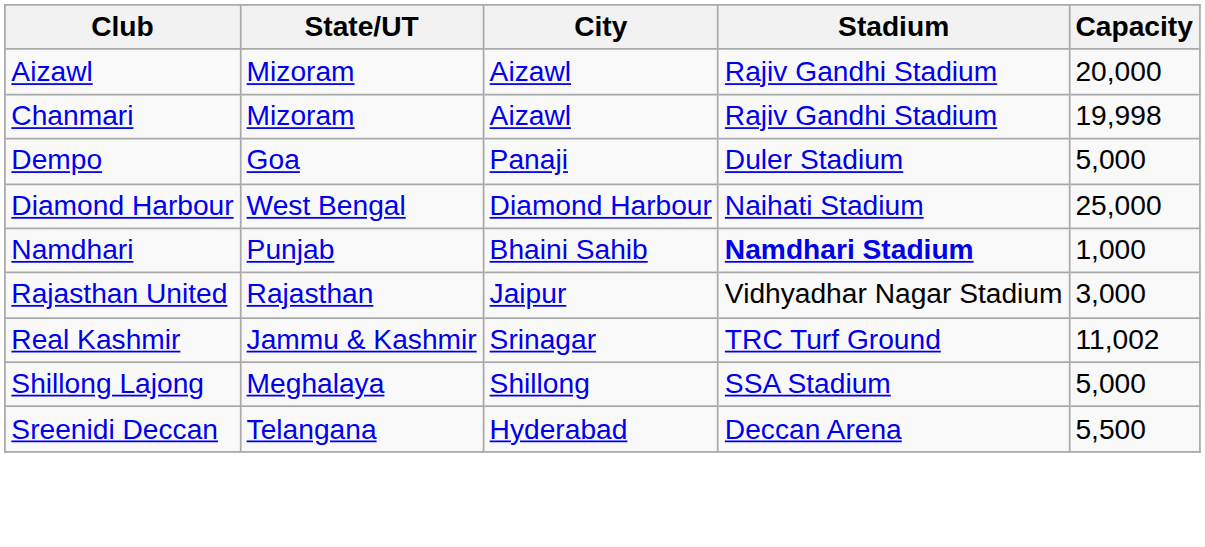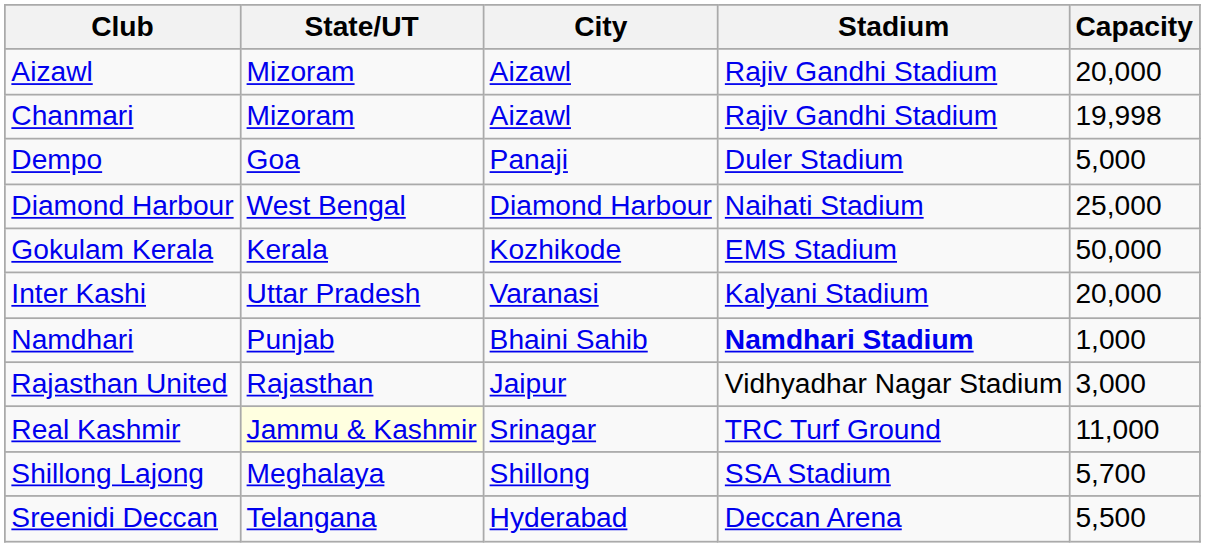+ row: (112, 250)
+ row: (79, 294)
(362, 339) no background -> (362, 428) lightyellow background
(1117, 339) 11,002 -> (1117, 428) 11,000
(1111, 384) 5,000 -> (1111, 473) 5,700
